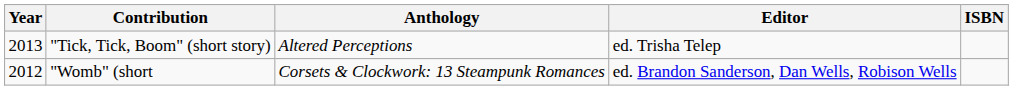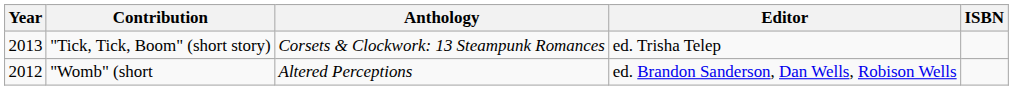(345, 44) Altered Perceptions -> (442, 44) Corsets & Clockwork: 13 Steampunk Romances
(442, 71) Corsets & Clockwork: 13 Steampunk Romances -> (345, 71) Altered Perceptions
